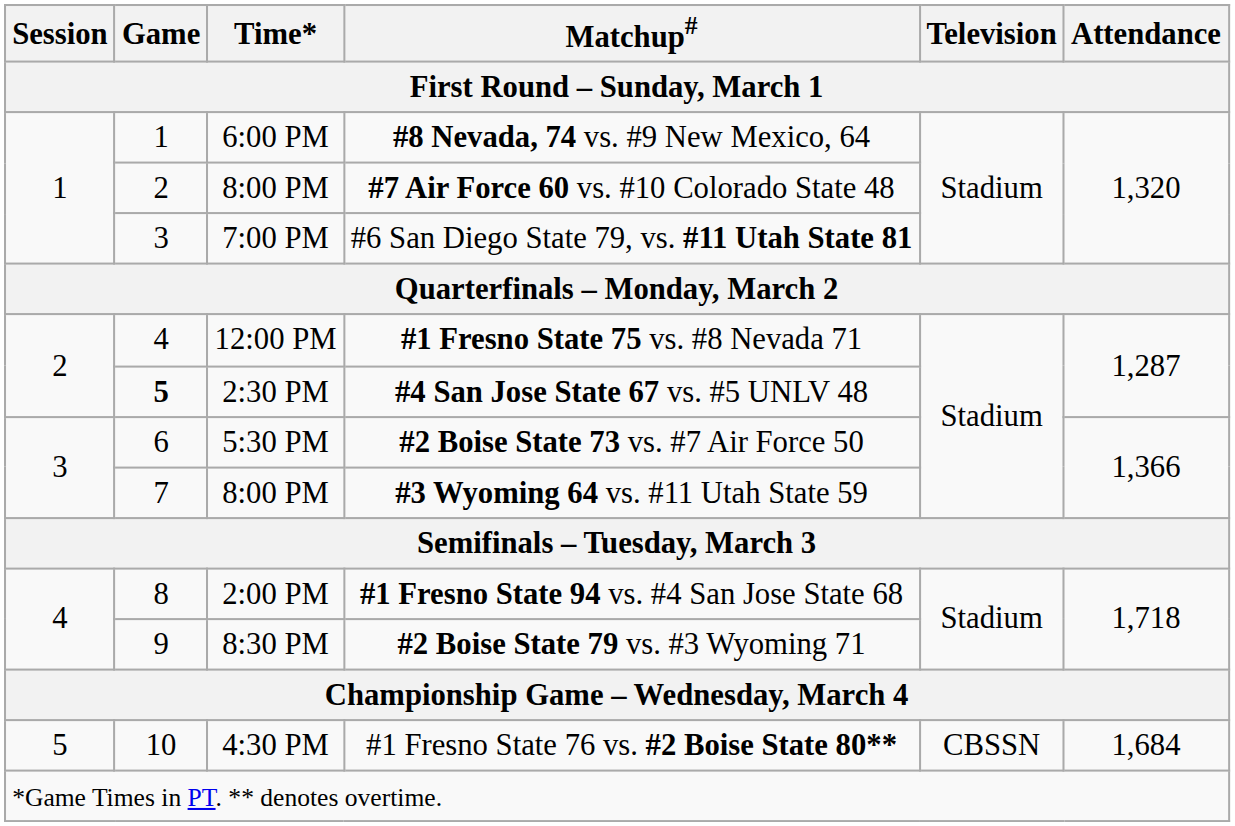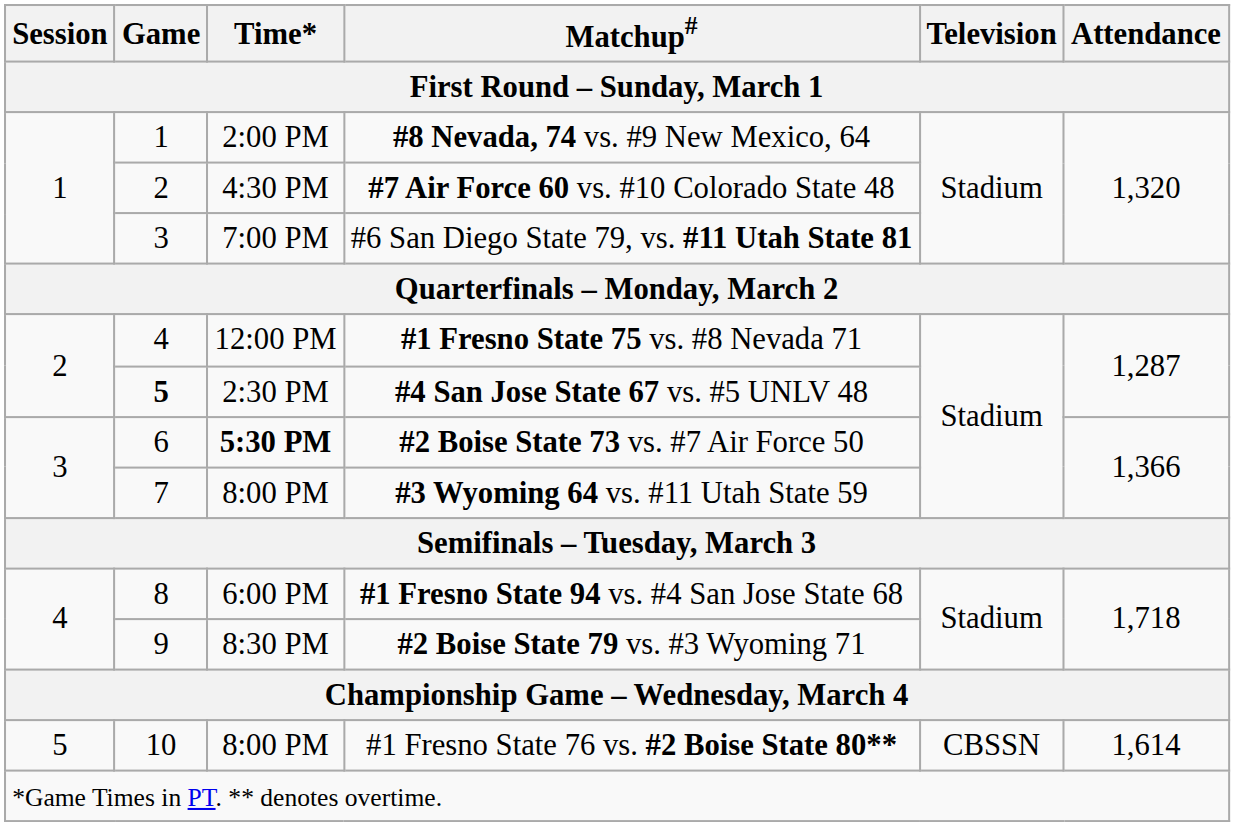(276, 137) 6:00 PM -> (276, 137) 2:00 PM
(276, 188) 8:00 PM -> (276, 188) 4:30 PM
(276, 441) normal -> (276, 441) bold
(276, 593) 2:00 PM -> (276, 593) 6:00 PM
(276, 744) 4:30 PM -> (276, 744) 8:00 PM
(1146, 744) 1,684 -> (1146, 744) 1,614
